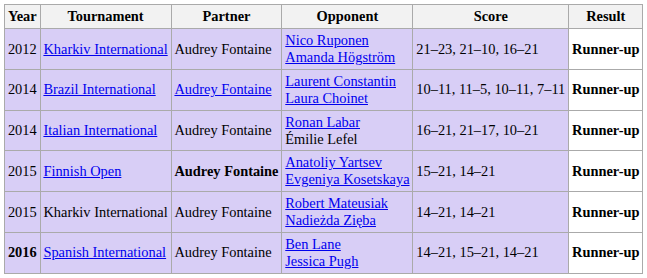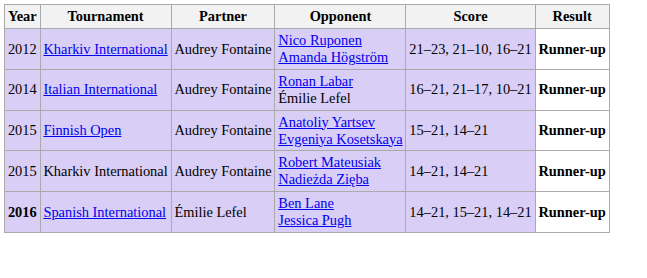- row: (341, 89)
(226, 171) bold -> (223, 130) normal
(223, 252) Audrey Fontaine -> (211, 212) Émilie Lefel
